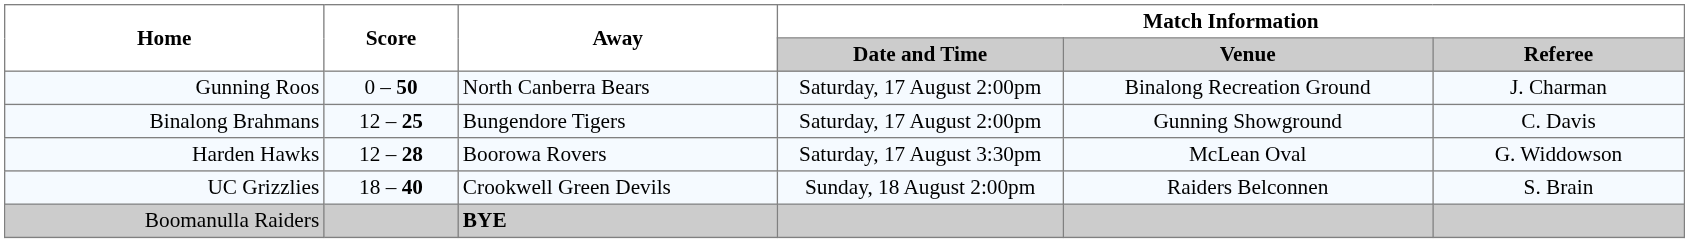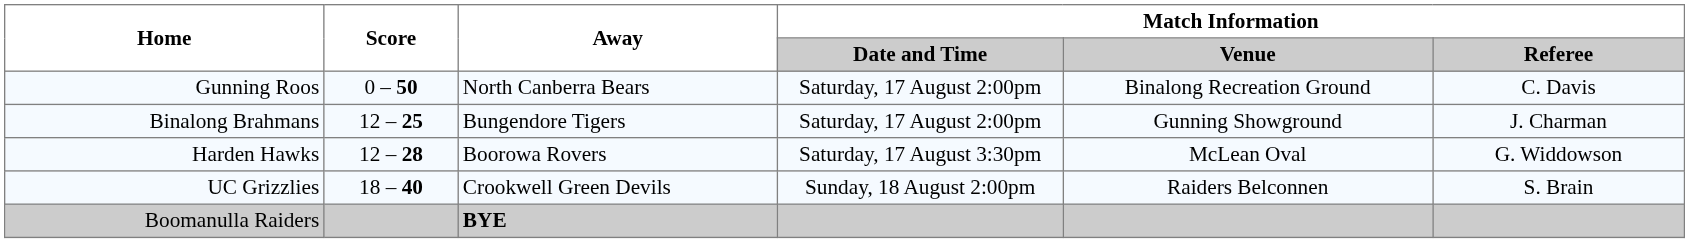(1558, 87) J. Charman -> (1558, 87) C. Davis
(1558, 120) C. Davis -> (1558, 120) J. Charman
